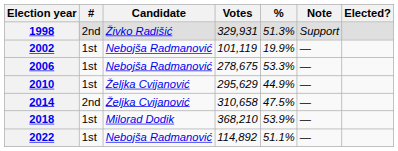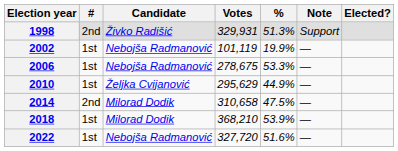(148, 102) Željka Cvijanović -> (140, 102) Milorad Dodik
(237, 137) 114,892 -> (238, 137) 327,720
(279, 137) 51.1% -> (279, 137) 51.6%
